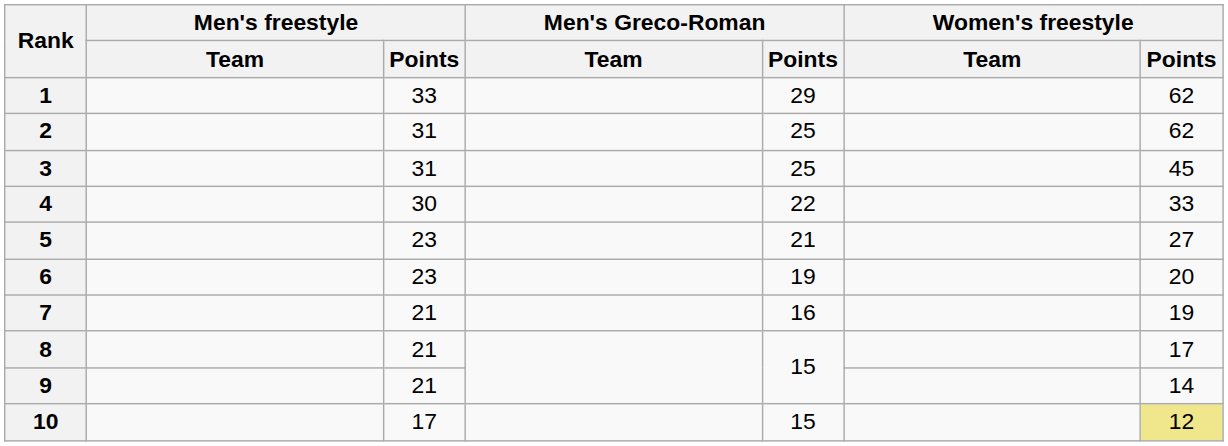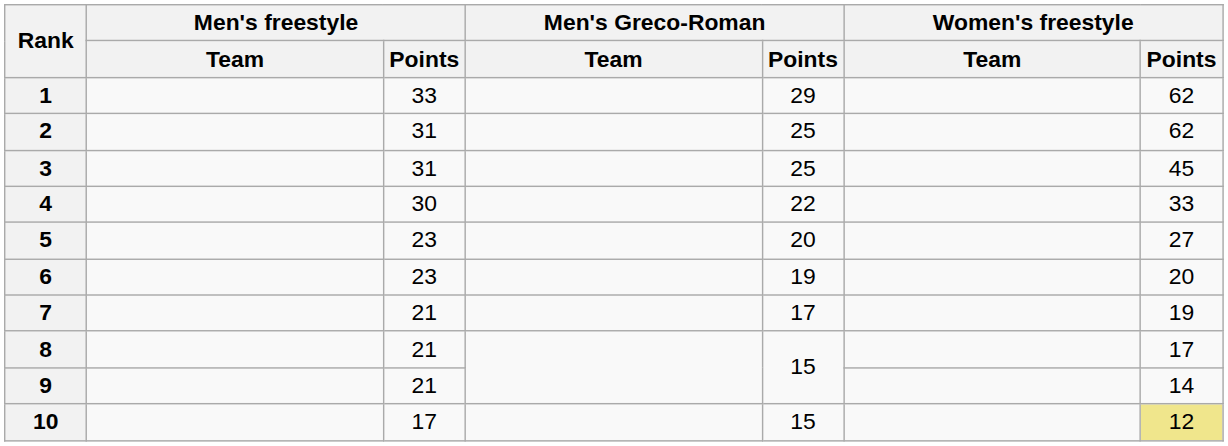(803, 240) 21 -> (803, 240) 20
(803, 312) 16 -> (803, 312) 17
